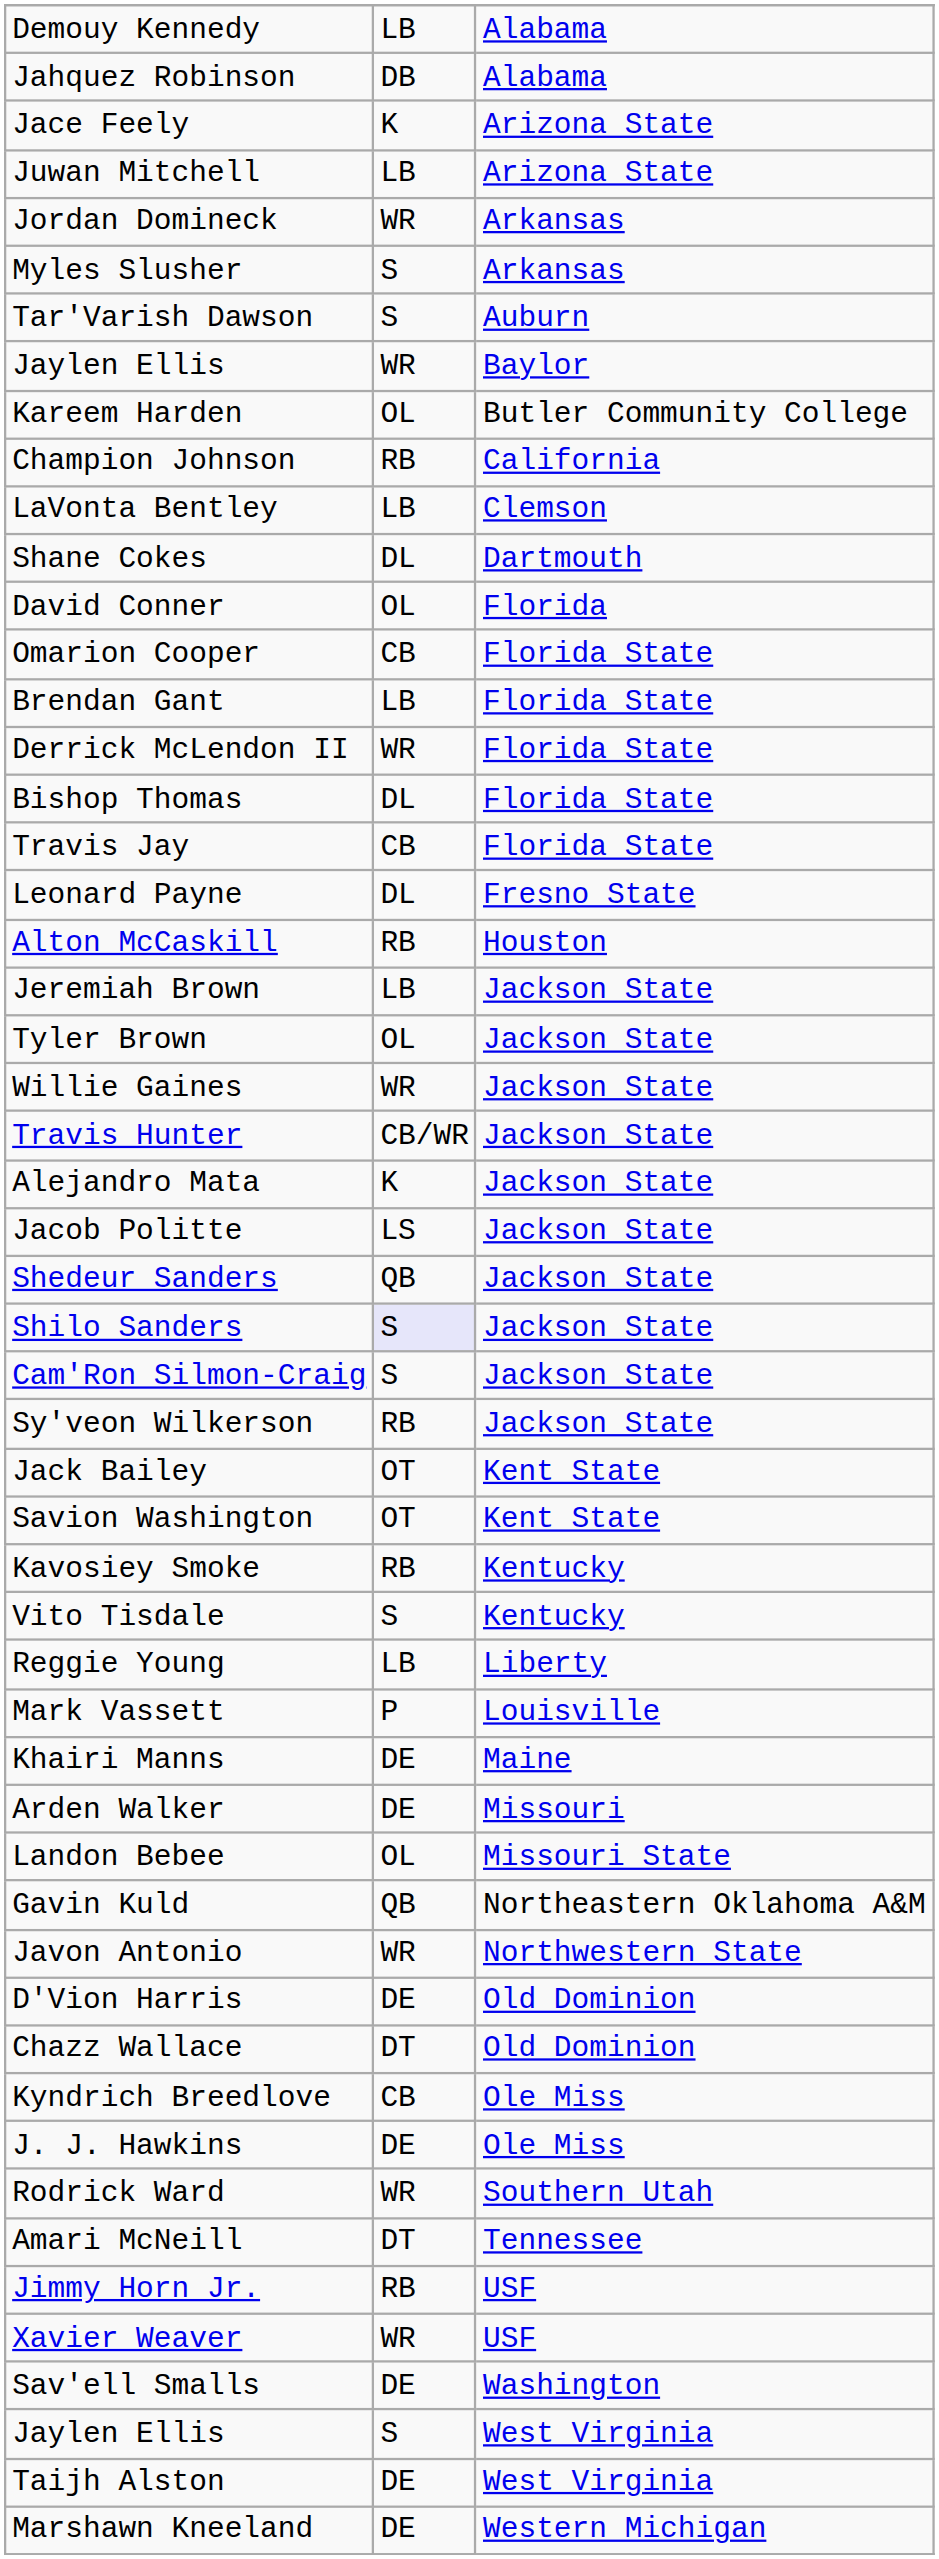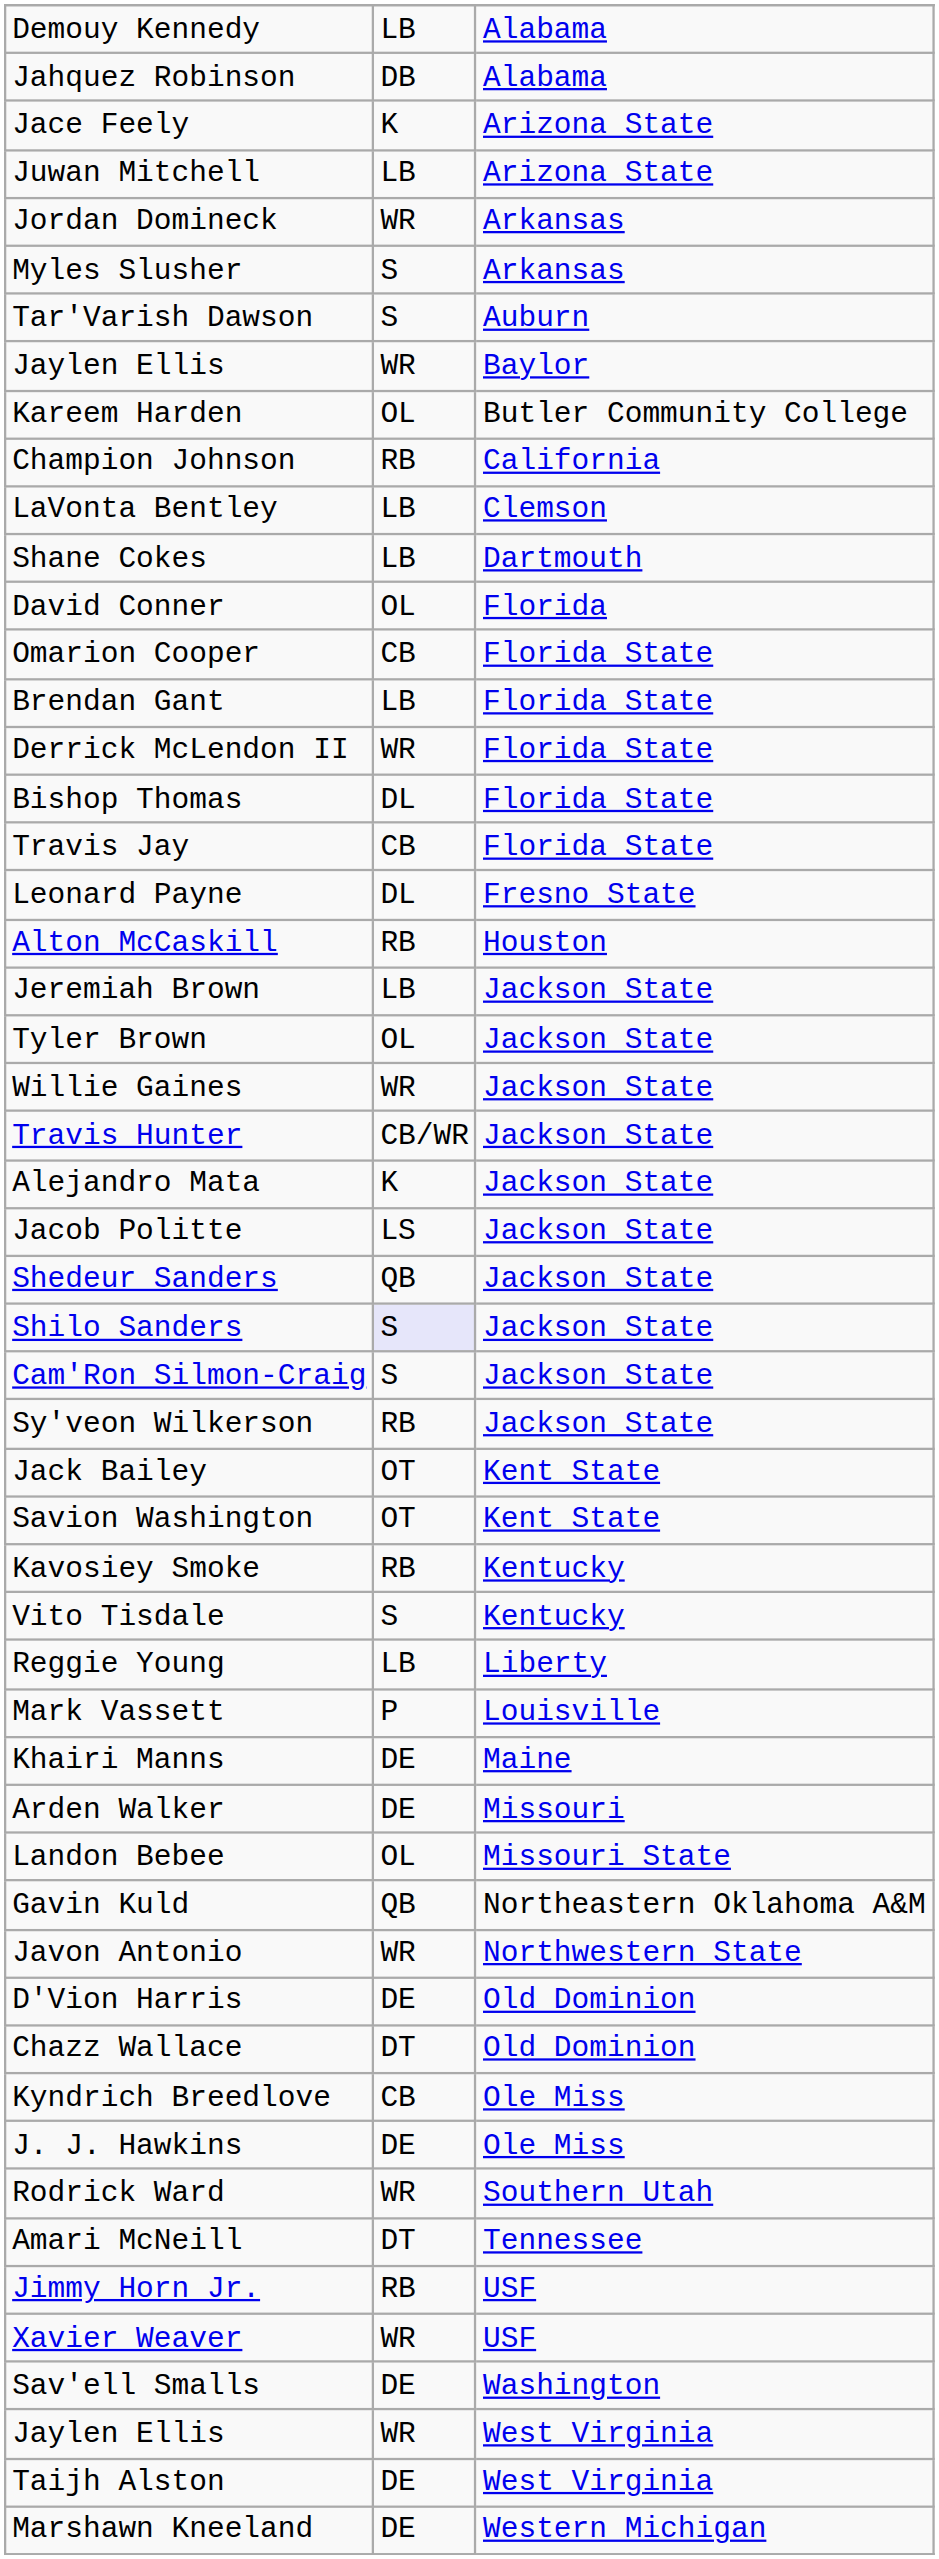(398, 558) DL -> (398, 558) LB
(389, 2434) S -> (398, 2434) WR
